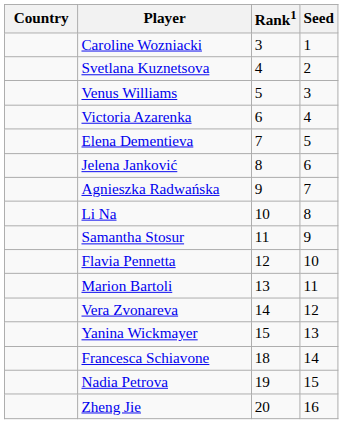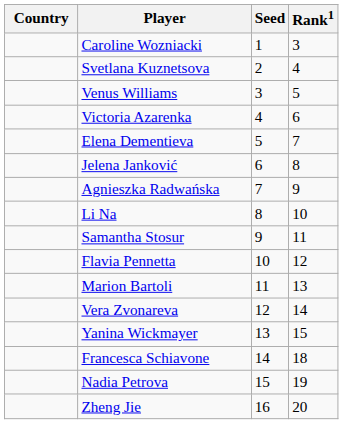columns swapped: (276, 18) <-> (319, 18)
